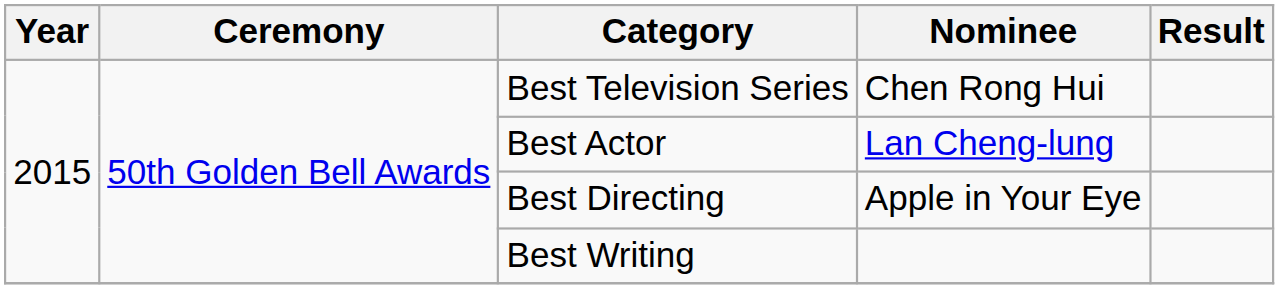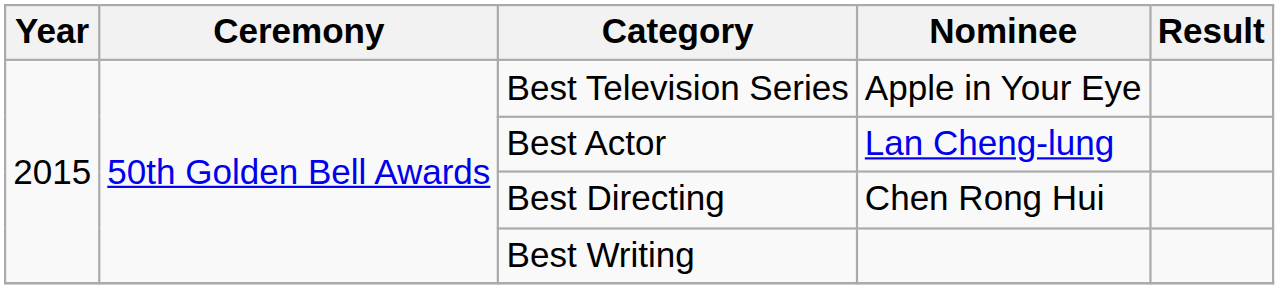(985, 87) Chen Rong Hui -> (1003, 87) Apple in Your Eye
(1003, 198) Apple in Your Eye -> (985, 198) Chen Rong Hui
